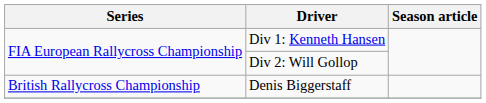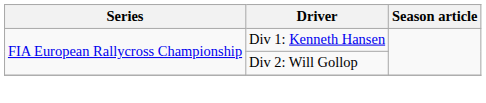- row: (300, 86)
